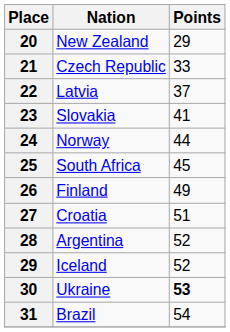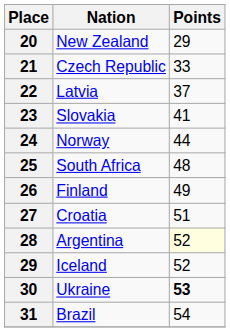(182, 166) 45 -> (182, 166) 48
(182, 240) no background -> (182, 240) lightyellow background
